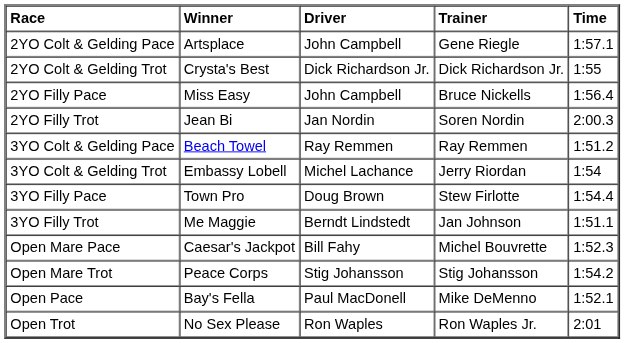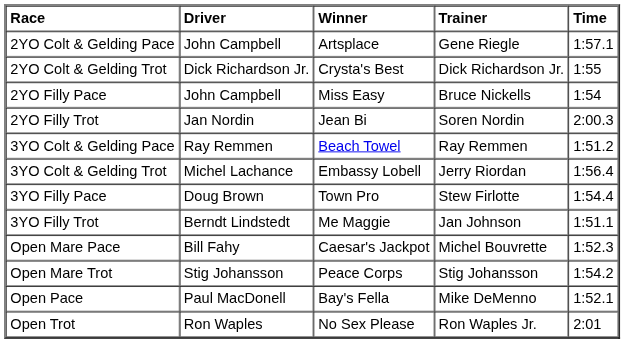columns swapped: (208, 18) <-> (325, 18)
(593, 95) 1:56.4 -> (587, 95) 1:54
(587, 171) 1:54 -> (593, 171) 1:56.4
